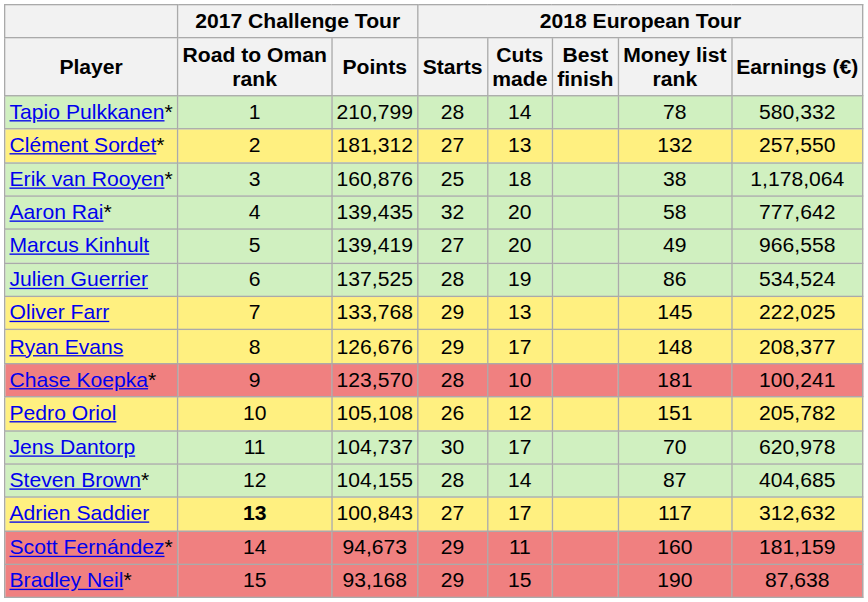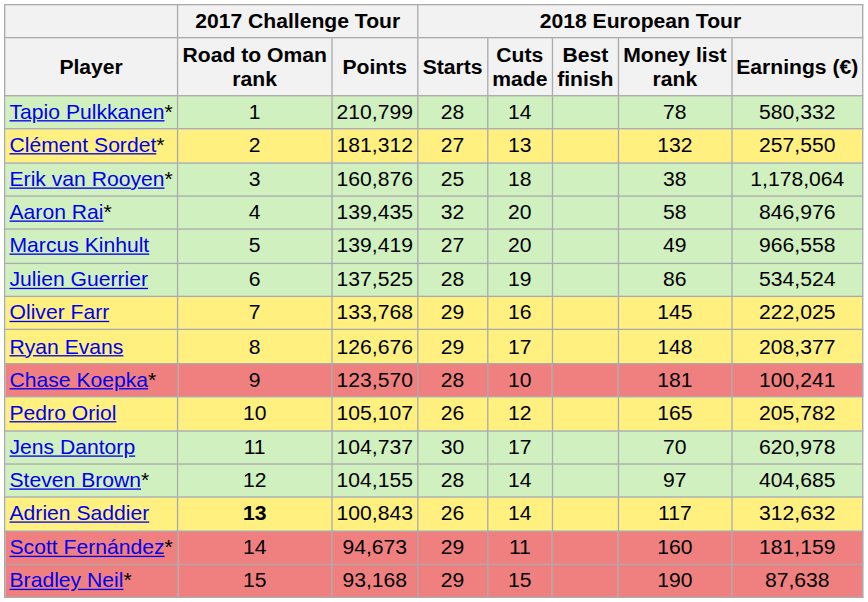(797, 212) 777,642 -> (797, 212) 846,976
(520, 312) 13 -> (520, 312) 16
(375, 413) 105,108 -> (375, 413) 105,107
(675, 413) 151 -> (675, 413) 165
(675, 480) 87 -> (675, 480) 97
(453, 513) 27 -> (453, 513) 26
(520, 513) 17 -> (520, 513) 14
